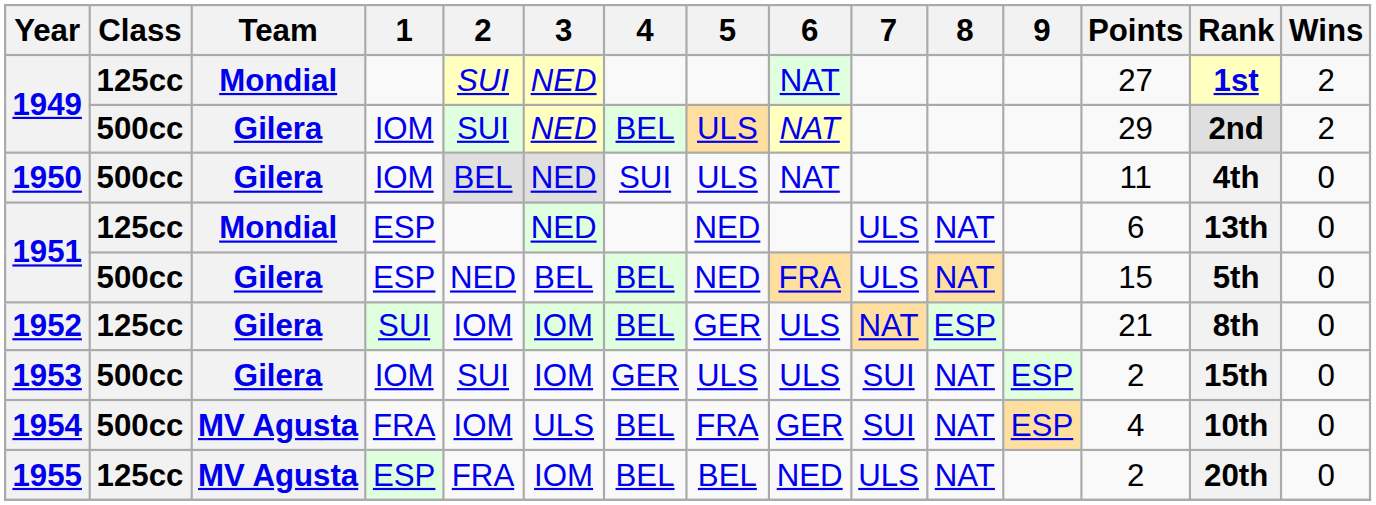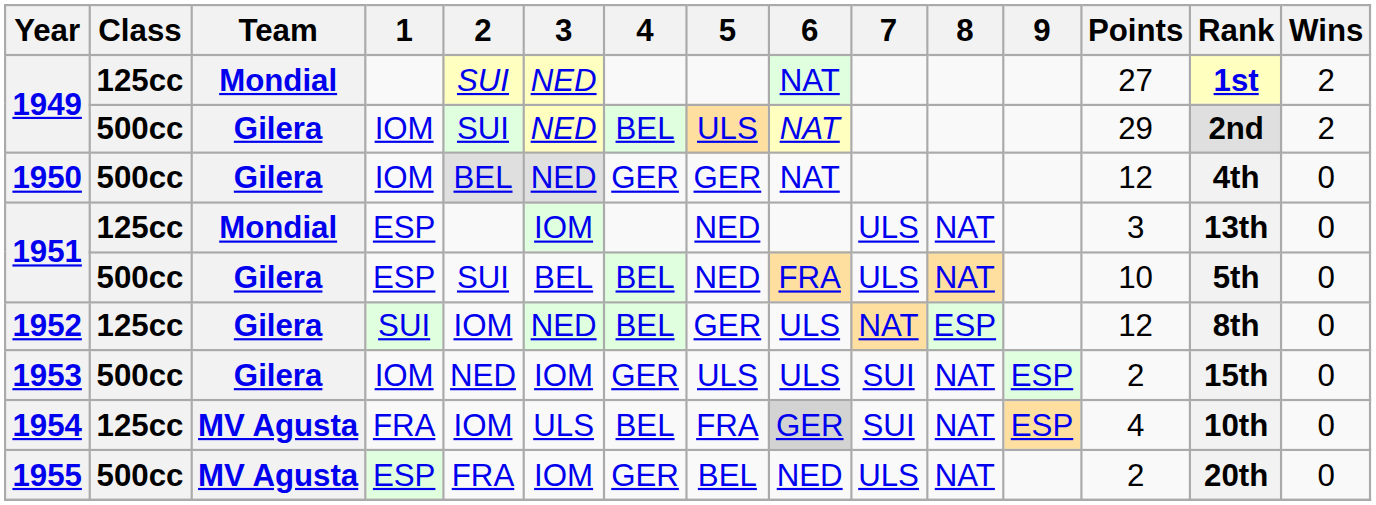(645, 178) SUI -> (645, 178) GER
(727, 178) ULS -> (727, 178) GER
(1136, 178) 11 -> (1136, 178) 12
(564, 228) NED -> (564, 228) IOM
(1136, 228) 6 -> (1136, 228) 3
(483, 277) NED -> (483, 277) SUI
(1136, 277) 15 -> (1136, 277) 10
(564, 326) IOM -> (564, 326) NED
(1136, 326) 21 -> (1136, 326) 12
(483, 376) SUI -> (483, 376) NED
(140, 425) 500cc -> (140, 425) 125cc
(810, 425) no background -> (810, 425) lightgrey background
(140, 474) 125cc -> (140, 474) 500cc
(645, 474) BEL -> (645, 474) GER
